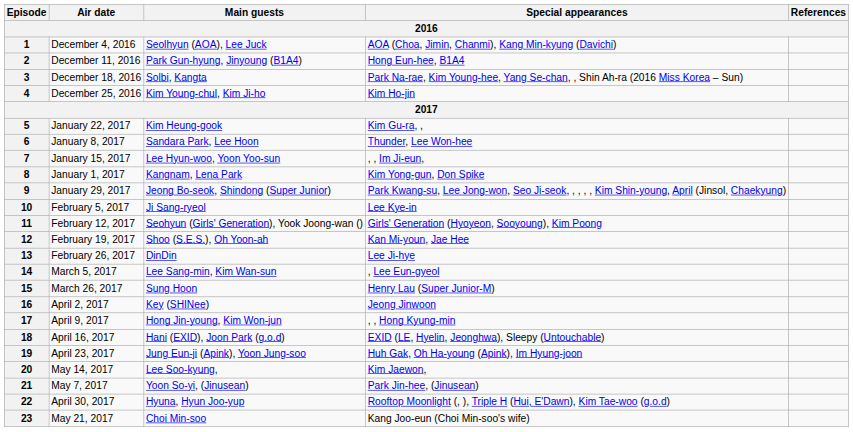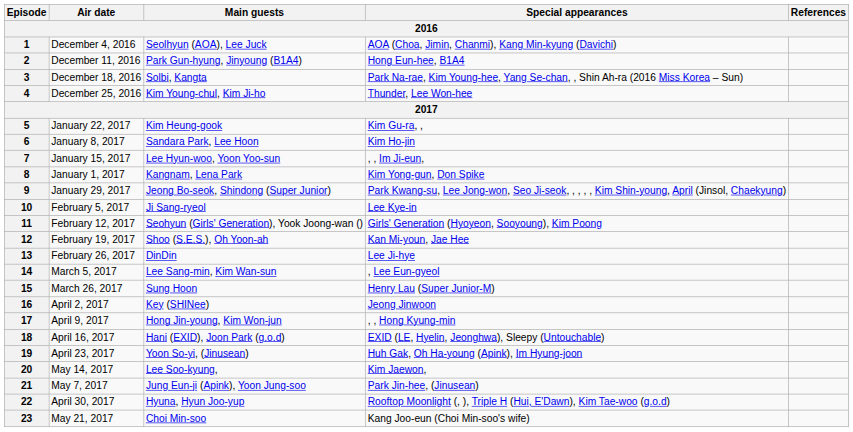(391, 93) Kim Ho-jin -> (420, 93) Thunder, Lee Won-hee
(420, 142) Thunder, Lee Won-hee -> (391, 142) Kim Ho-jin
(226, 353) Jung Eun-ji (Apink), Yoon Jung-soo -> (197, 353) Yoon So-yi, (Jinusean)
(197, 386) Yoon So-yi, (Jinusean) -> (226, 386) Jung Eun-ji (Apink), Yoon Jung-soo
